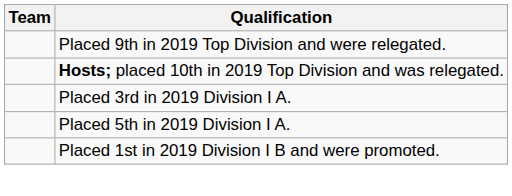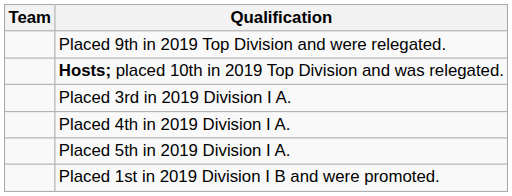+ row: (175, 124)
